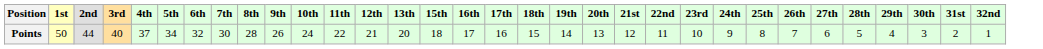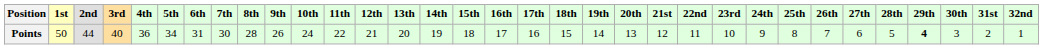+ column: (436, 14)
(144, 33) 37 -> (144, 33) 36
(198, 33) 32 -> (198, 33) 31
(892, 33) normal -> (924, 33) bold
